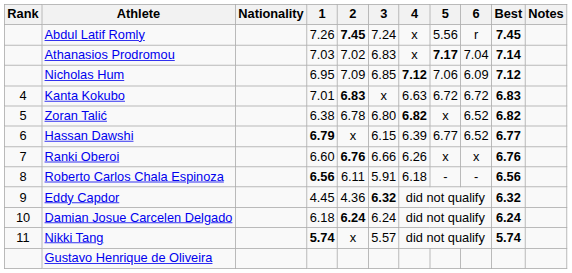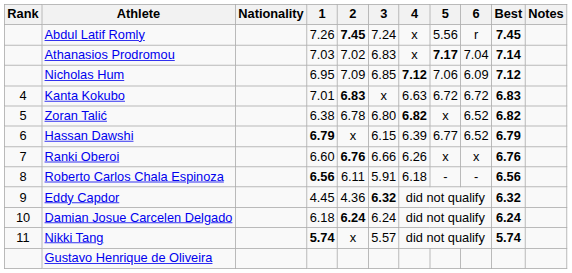(508, 136) 6.77 -> (508, 136) 6.79
